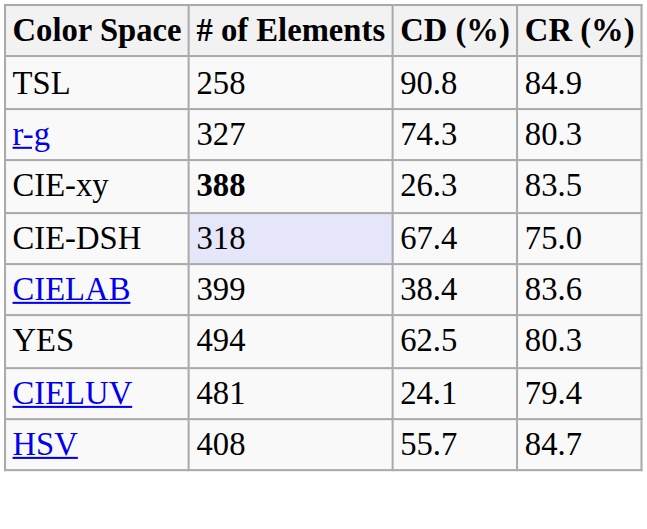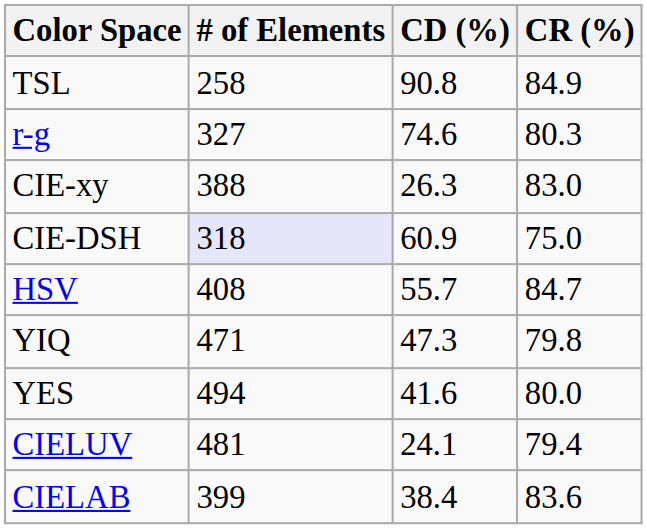(429, 133) 74.3 -> (429, 133) 74.6
(221, 185) bold -> (221, 185) normal
(553, 185) 83.5 -> (553, 185) 83.0
(429, 237) 67.4 -> (429, 237) 60.9
rows swapped: (45, 444) <-> (71, 289)
+ row: (42, 340)
(429, 340) 62.5 -> (429, 392) 41.6
(553, 340) 80.3 -> (553, 392) 80.0
